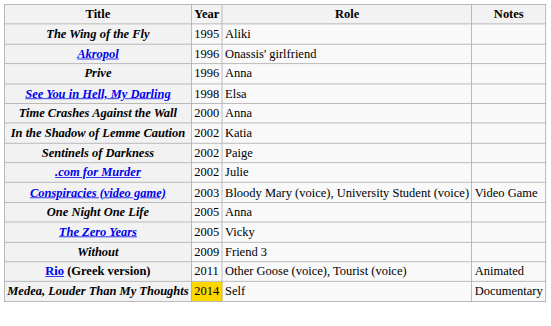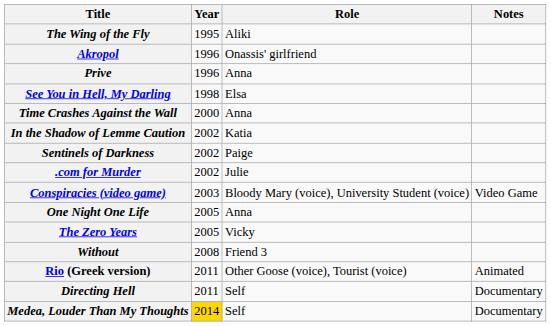(207, 251) 2009 -> (207, 251) 2008
+ row: (98, 291)
